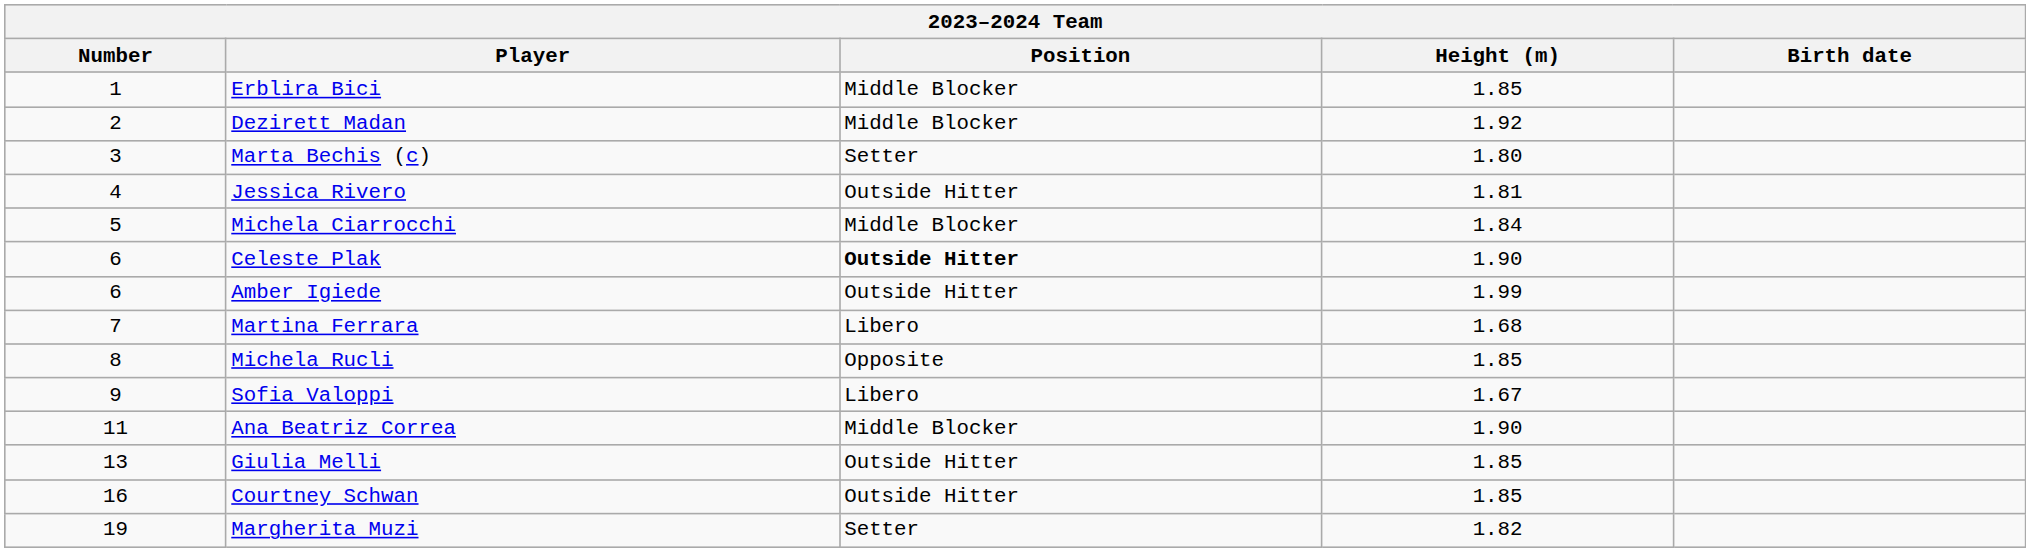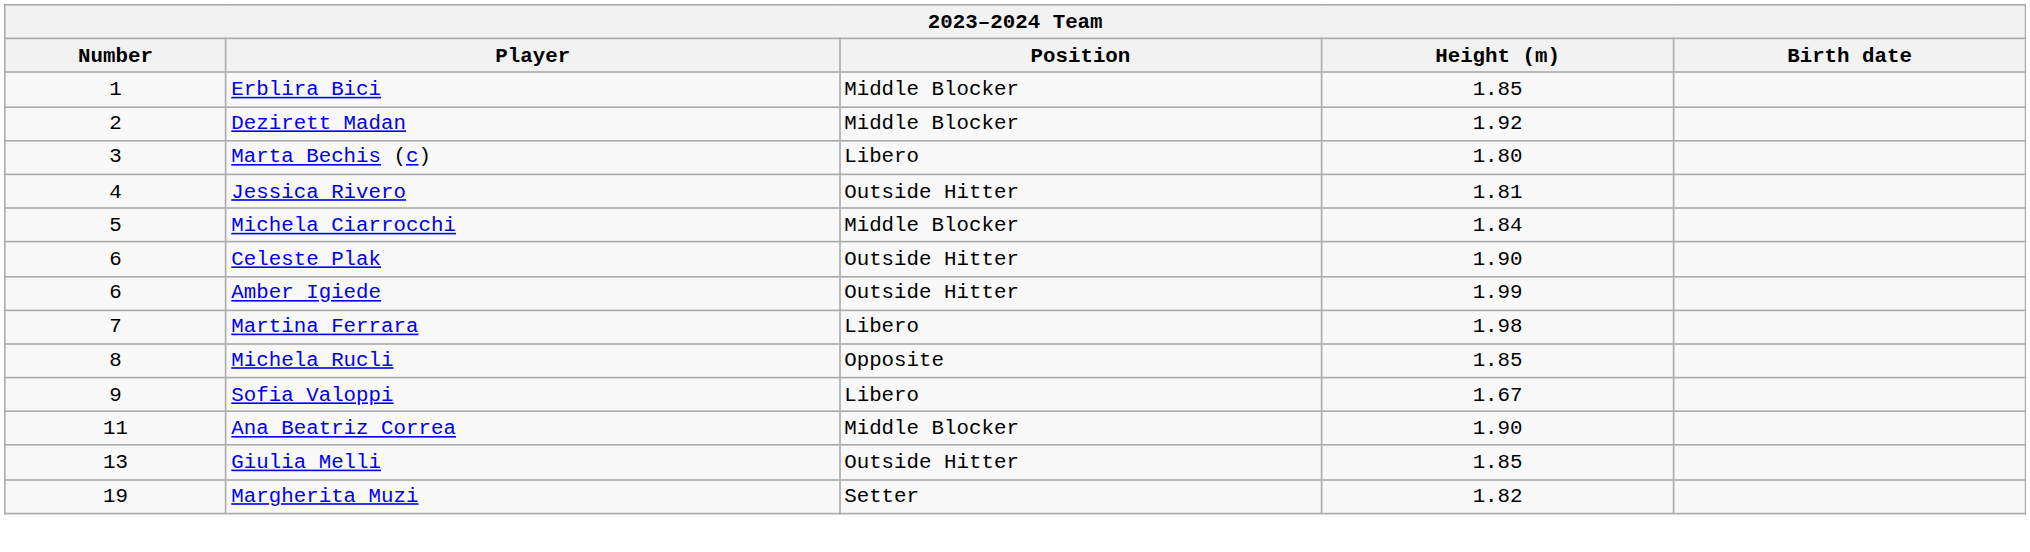(882, 157) Setter -> (882, 157) Libero
(932, 259) bold -> (932, 259) normal
(1498, 327) 1.68 -> (1498, 327) 1.98
- row: (325, 496)
